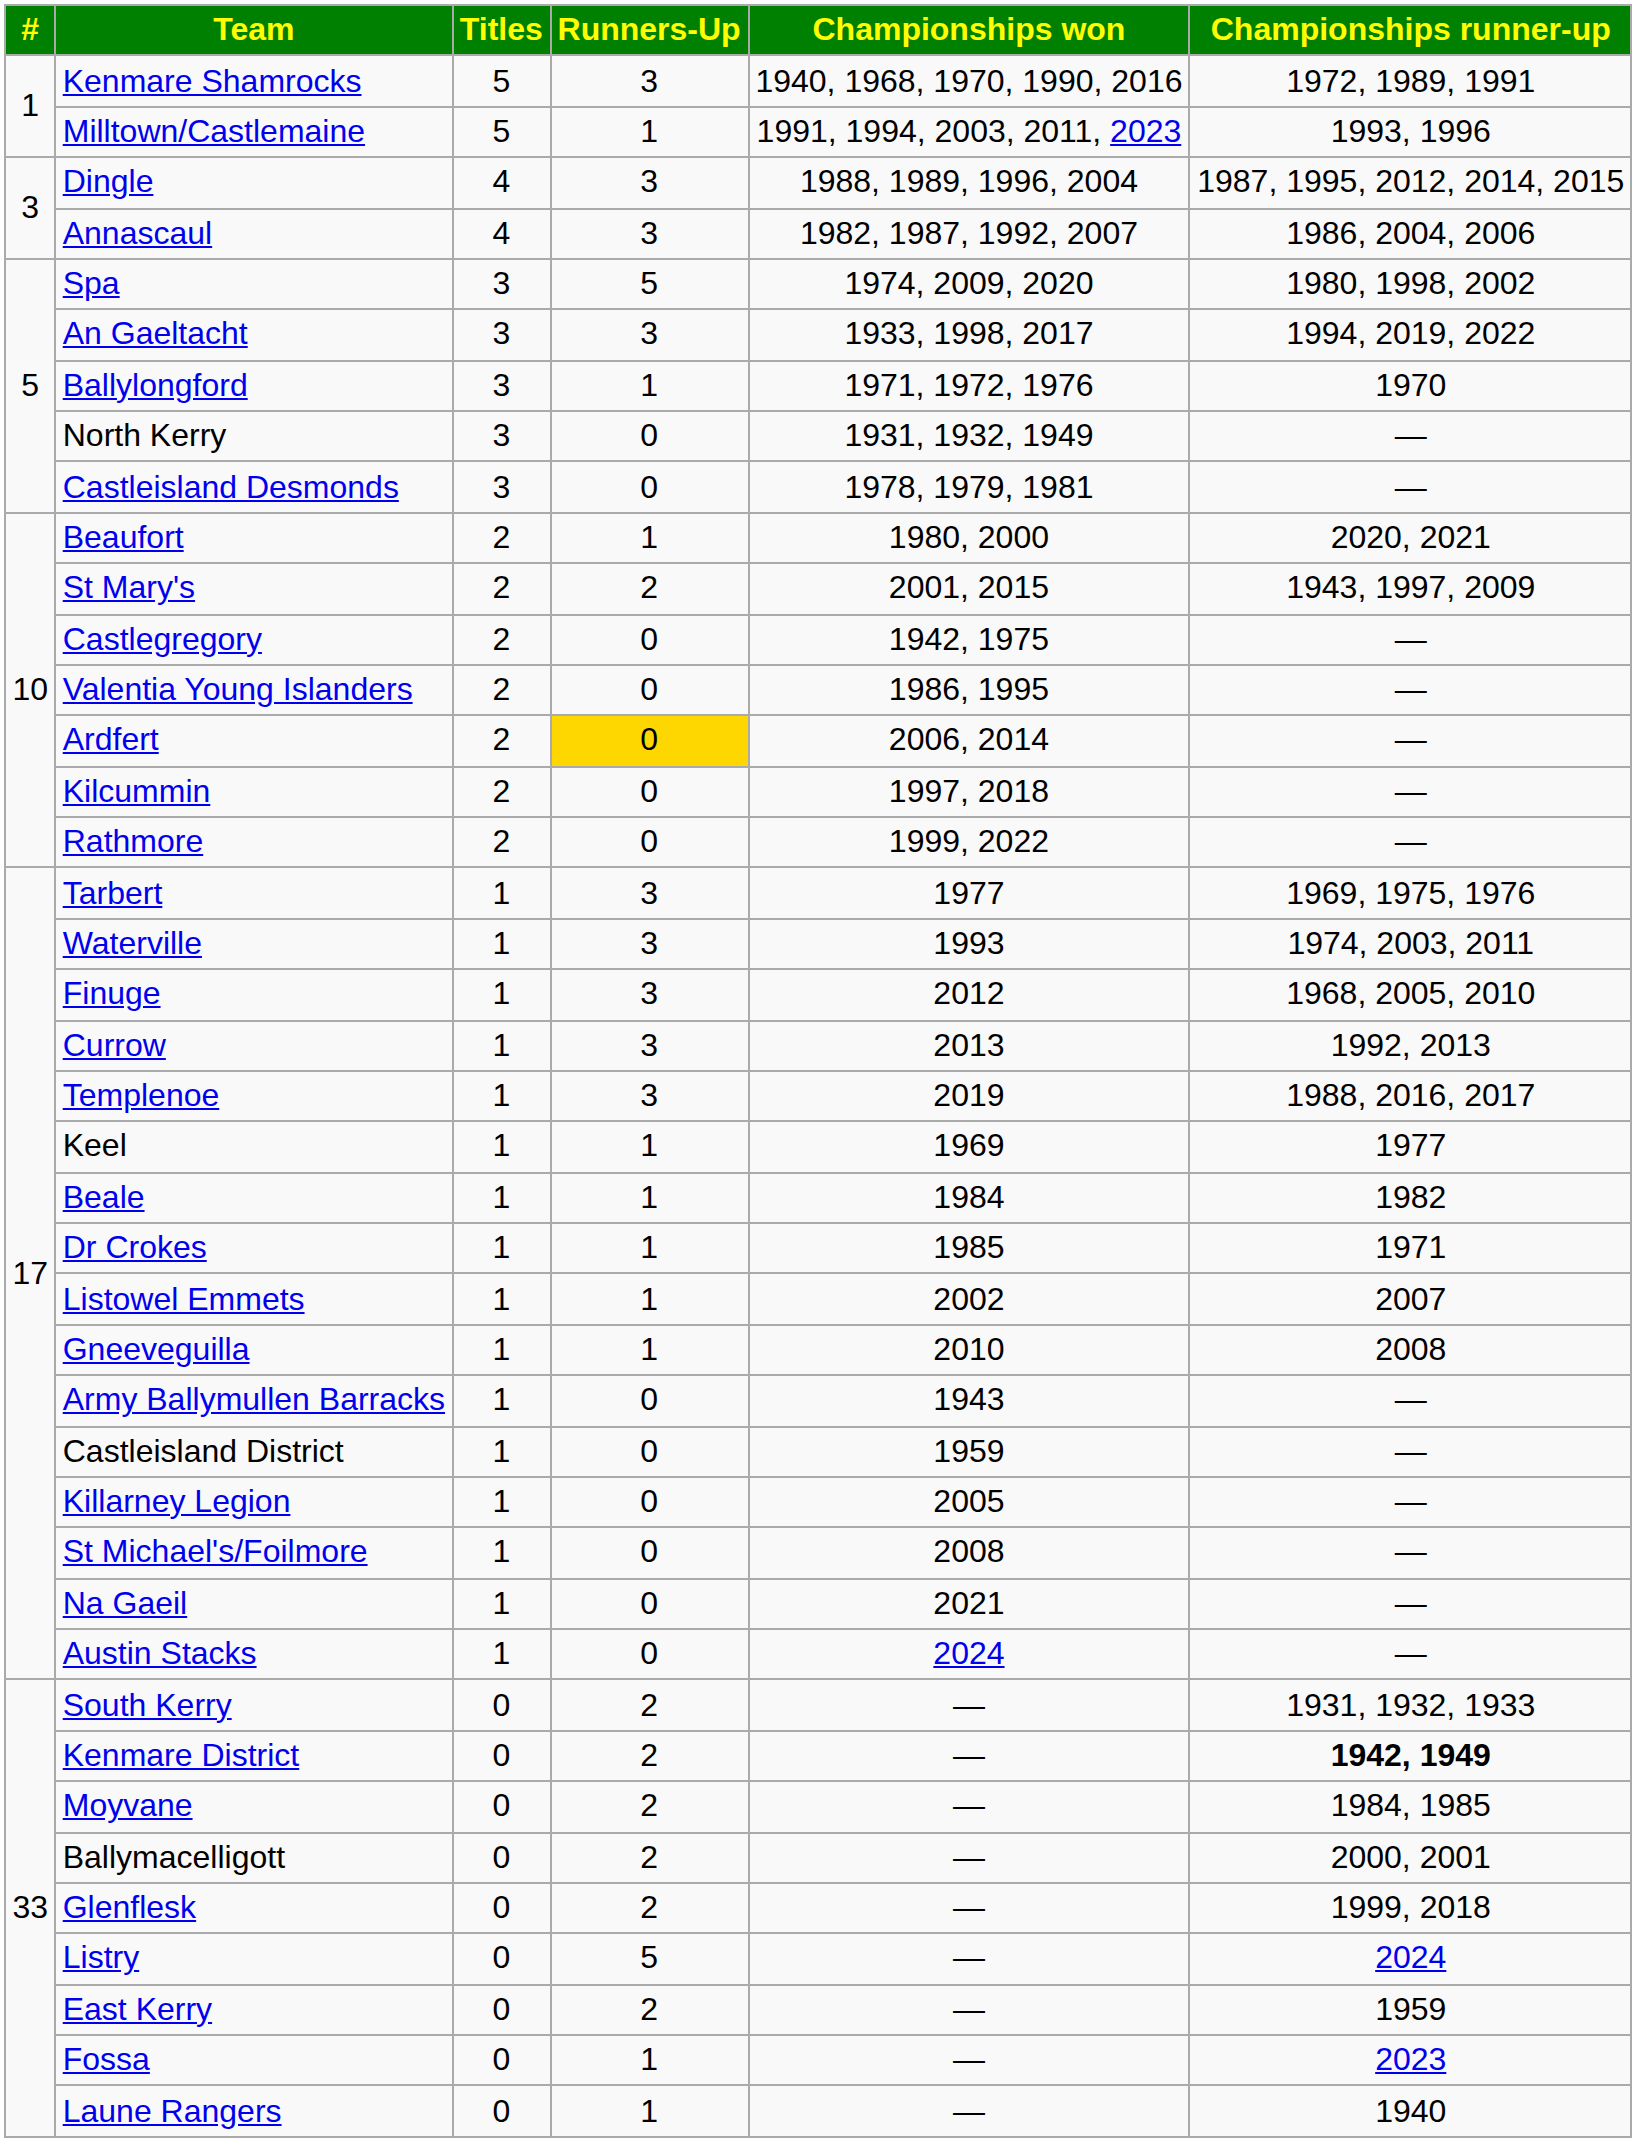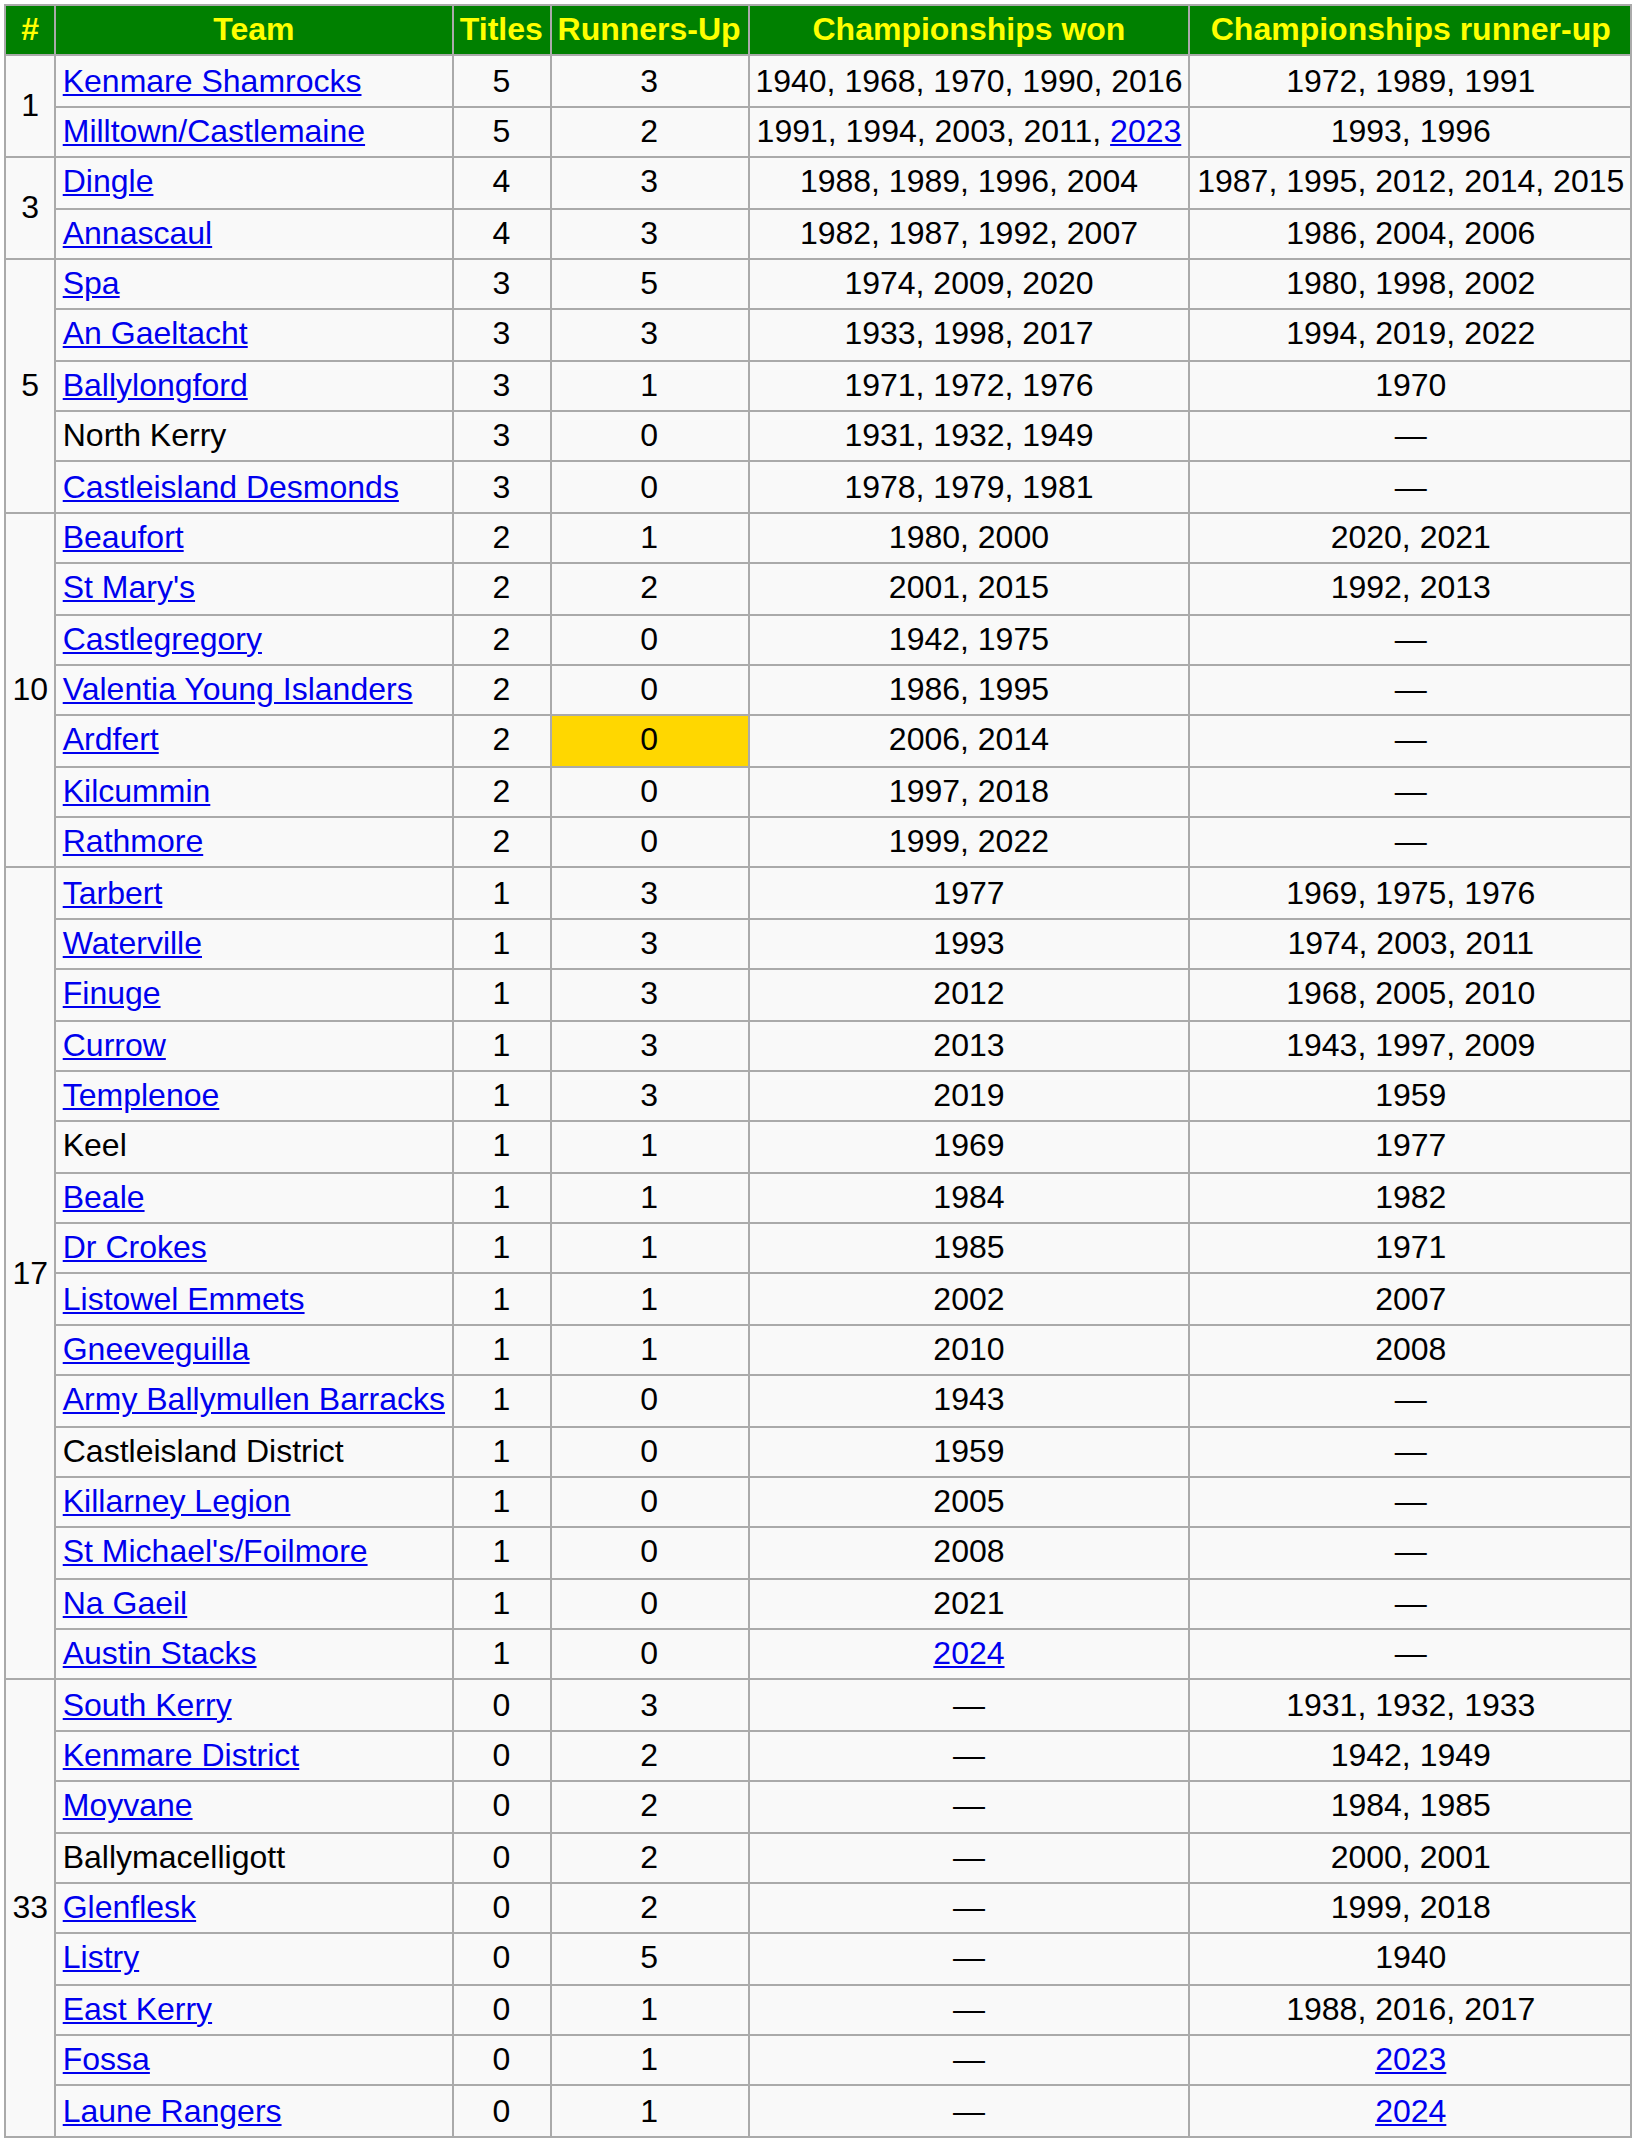(649, 131) 1 -> (649, 131) 2
(1411, 588) 1943, 1997, 2009 -> (1411, 588) 1992, 2013
(1411, 1044) 1992, 2013 -> (1411, 1044) 1943, 1997, 2009
(1411, 1095) 1988, 2016, 2017 -> (1411, 1095) 1959
(649, 1704) 2 -> (649, 1704) 3
(1411, 1755) bold -> (1411, 1755) normal
(1411, 1958) 2024 -> (1411, 1958) 1940
(649, 2009) 2 -> (649, 2009) 1
(1411, 2009) 1959 -> (1411, 2009) 1988, 2016, 2017
(1411, 2110) 1940 -> (1411, 2110) 2024
